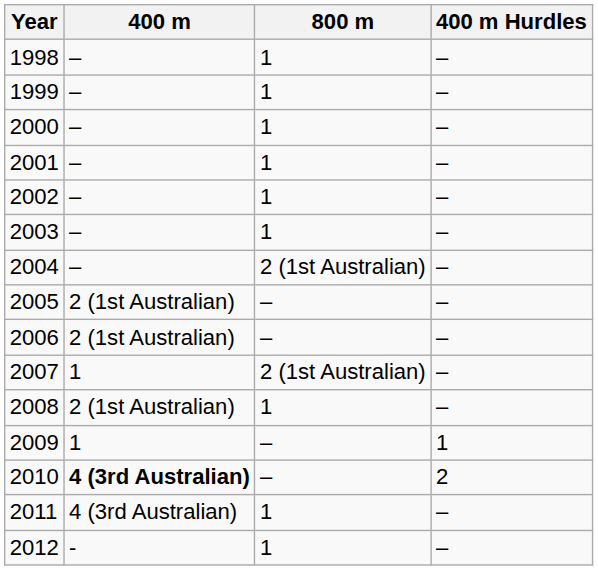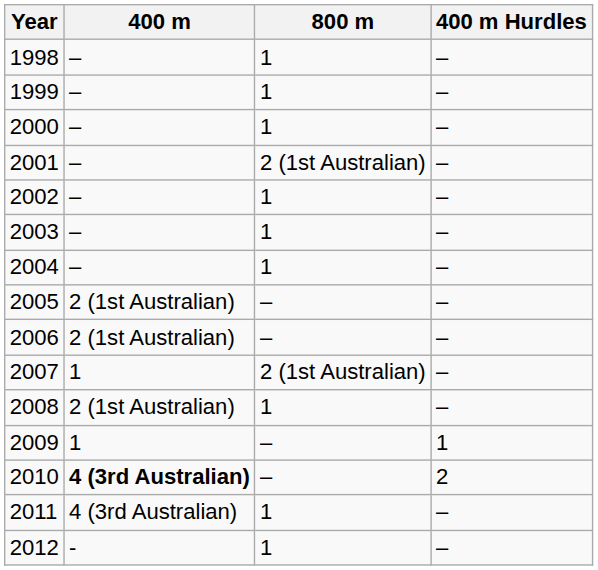(266, 162) 1 -> (343, 162) 2 (1st Australian)
(343, 267) 2 (1st Australian) -> (266, 267) 1
